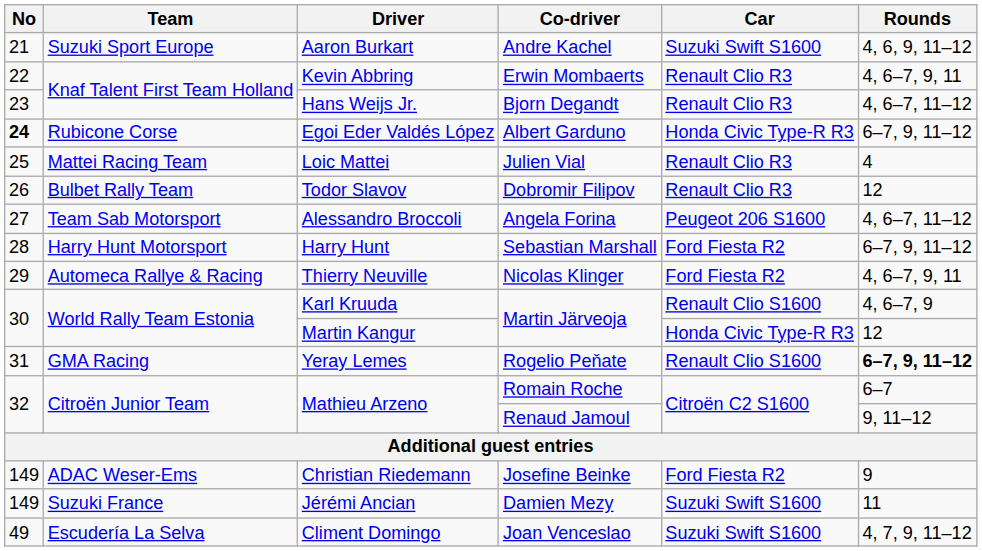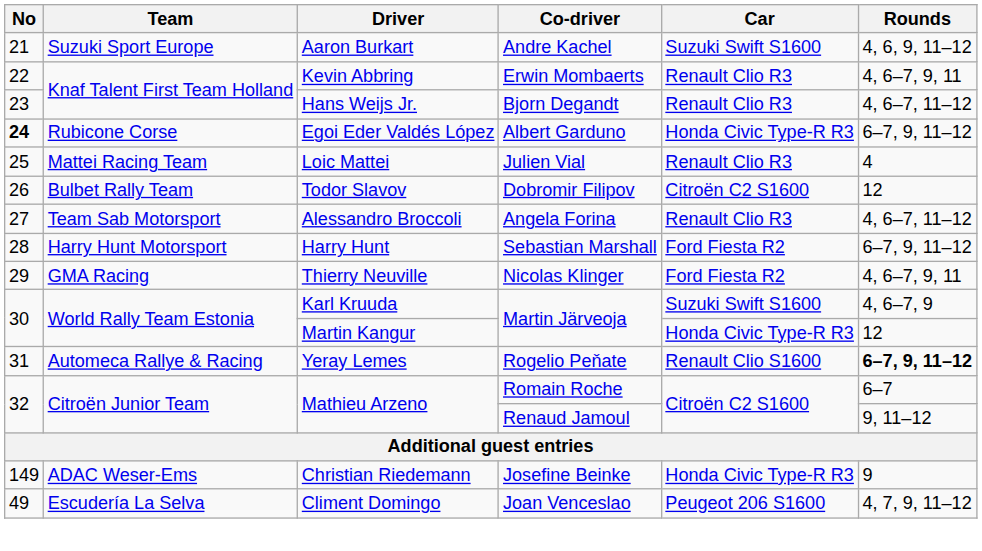(729, 190) Renault Clio R3 -> (737, 190) Citroën C2 S1600
(745, 218) Peugeot 206 S1600 -> (729, 218) Renault Clio R3
(155, 275) Automeca Rallye & Racing -> (98, 275) GMA Racing
(743, 304) Renault Clio S1600 -> (743, 304) Suzuki Swift S1600
(98, 361) GMA Racing -> (155, 361) Automeca Rallye & Racing
(725, 475) Ford Fiesta R2 -> (760, 475) Honda Civic Type-R R3
- row: (359, 503)
(743, 532) Suzuki Swift S1600 -> (745, 503) Peugeot 206 S1600
